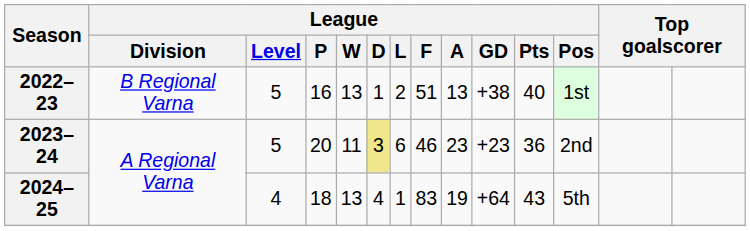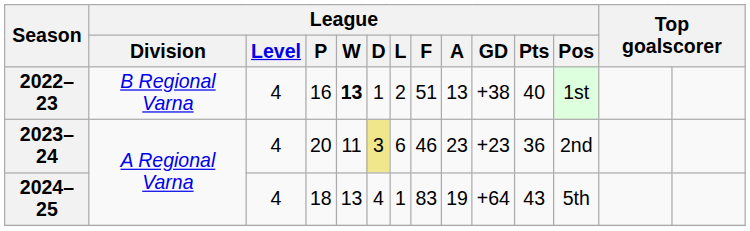(276, 92) 5 -> (276, 92) 4
(352, 92) normal -> (352, 92) bold
(276, 145) 5 -> (276, 145) 4
